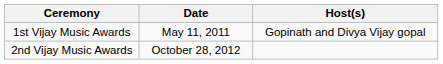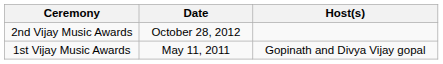rows swapped: (72, 31) <-> (72, 50)
